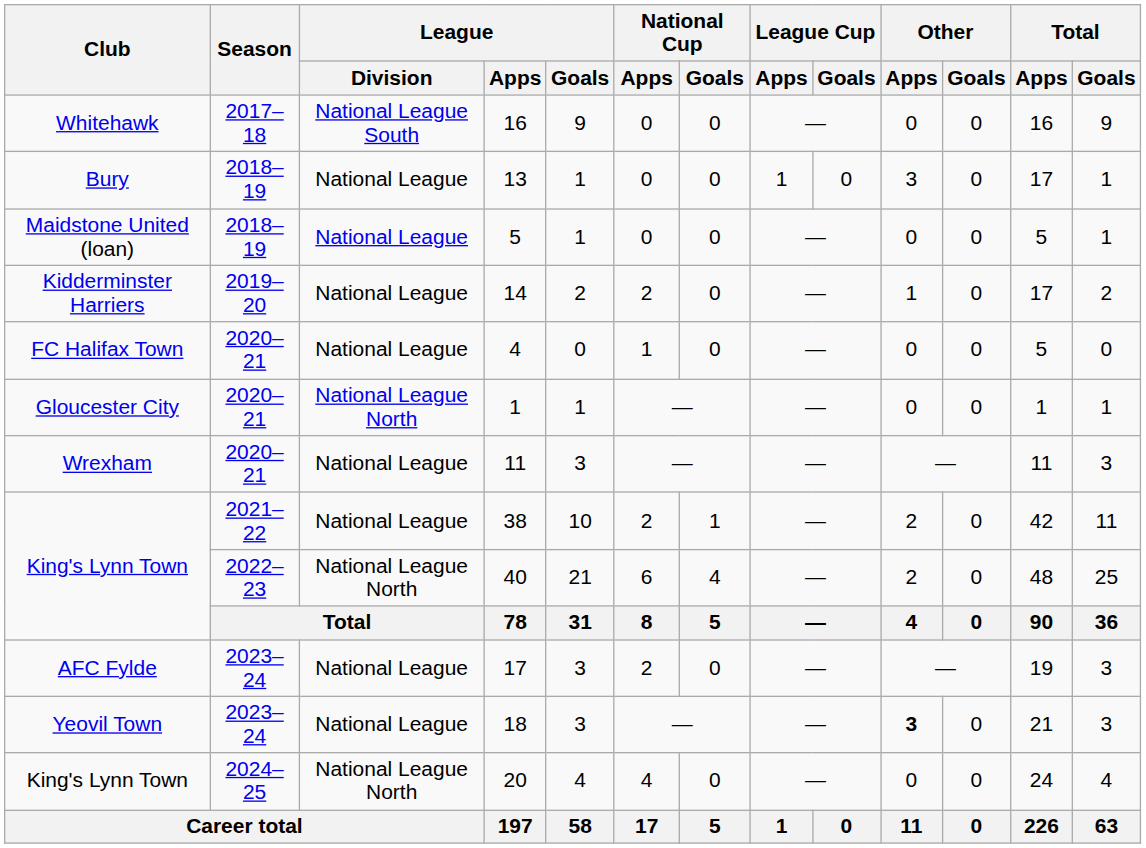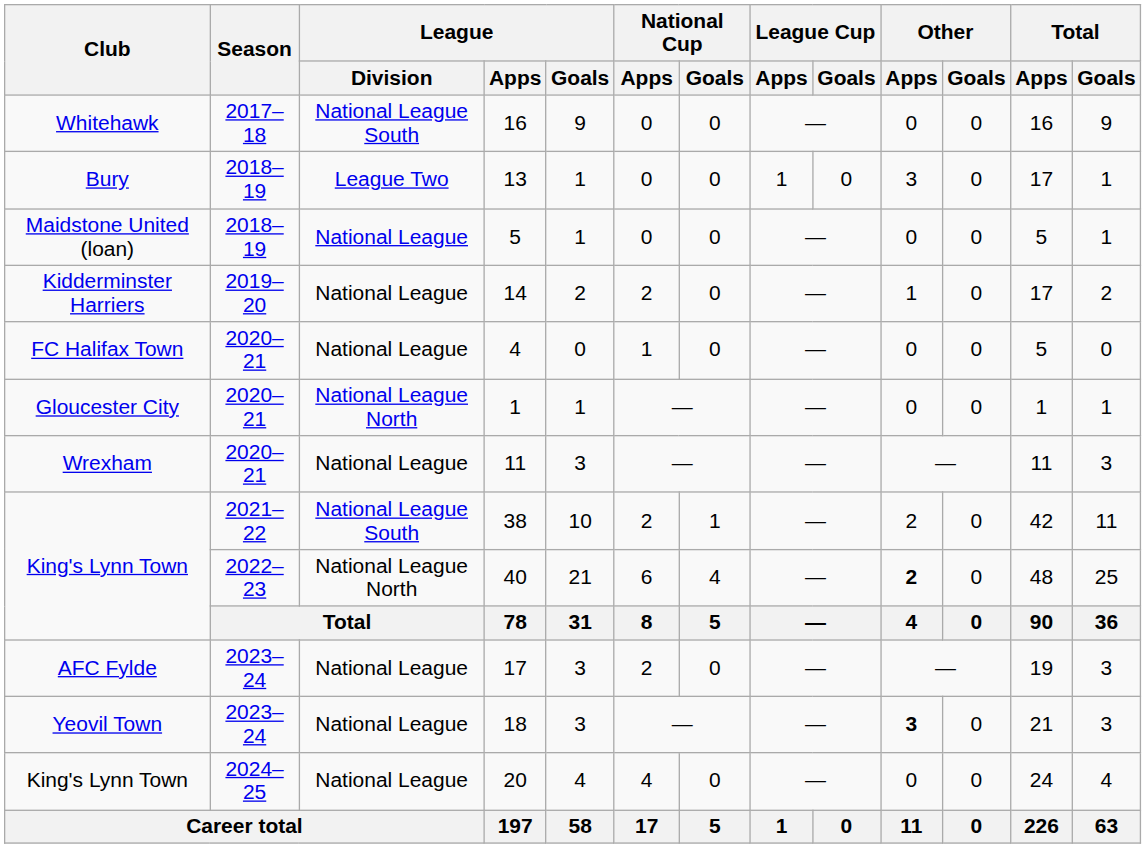(392, 179) National League -> (392, 179) League Two
(392, 520) National League -> (392, 520) National League South
(911, 577) normal -> (911, 577) bold
(392, 781) National League North -> (392, 781) National League
